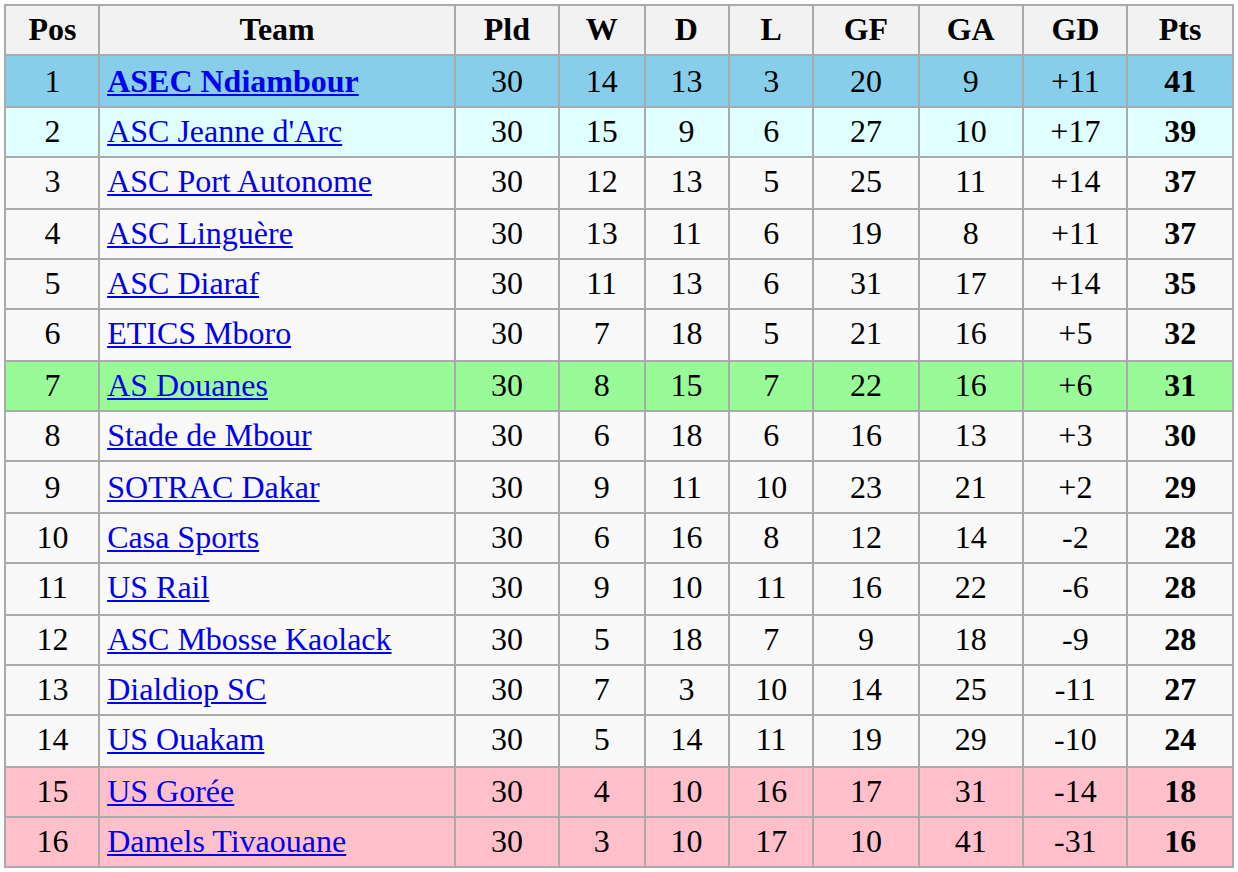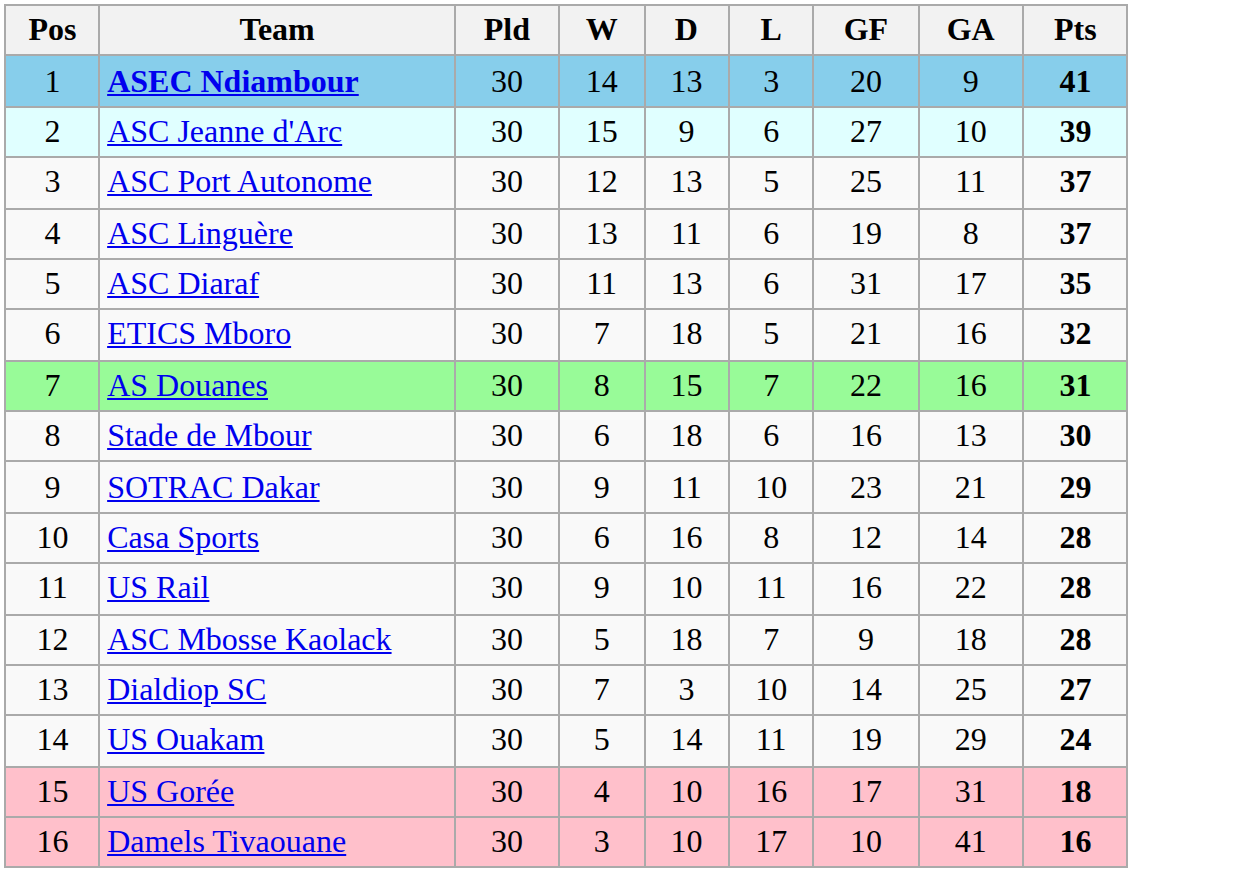- column: (1075, 29)
